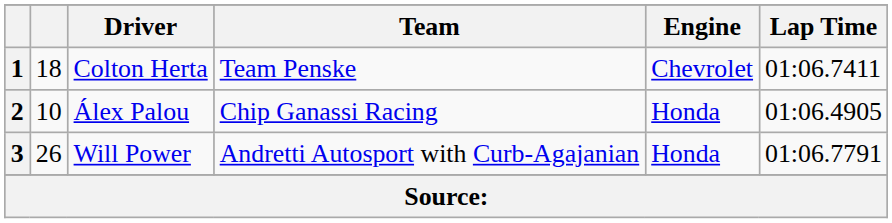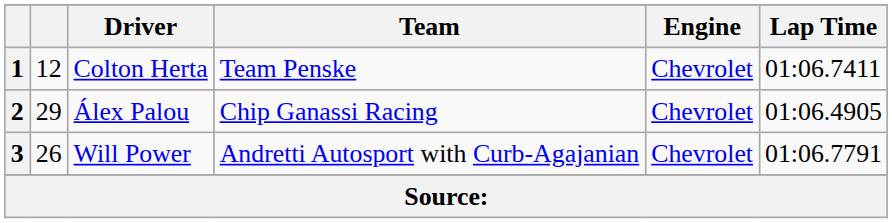(49, 68) 18 -> (49, 68) 12
(49, 111) 10 -> (49, 111) 29
(686, 111) Honda -> (702, 111) Chevrolet
(686, 153) Honda -> (702, 153) Chevrolet
